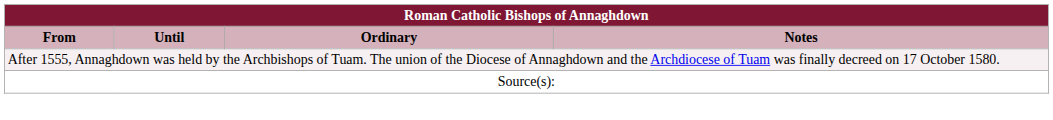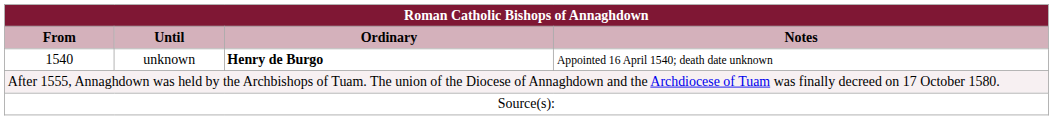+ row: (59, 59)
